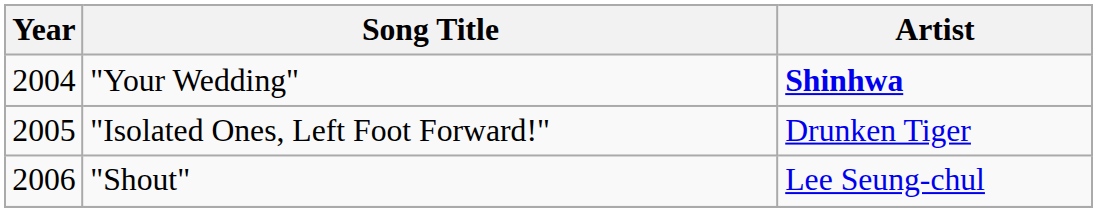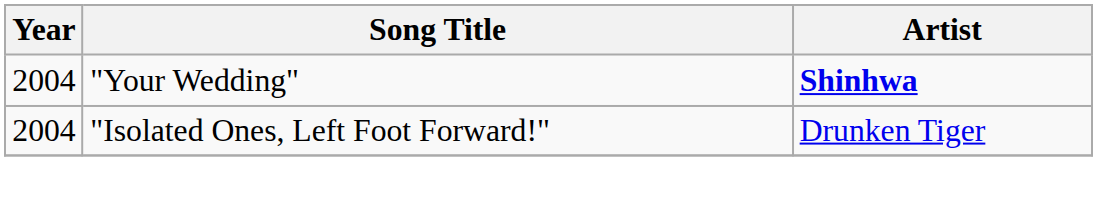(44, 130) 2005 -> (44, 130) 2004
- row: (140, 180)
